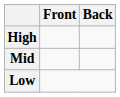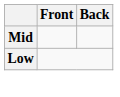- row: (22, 37)
